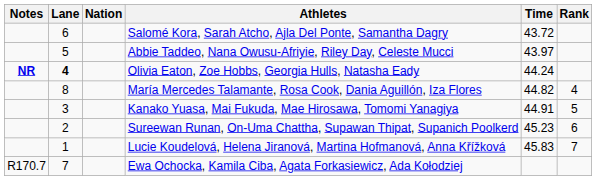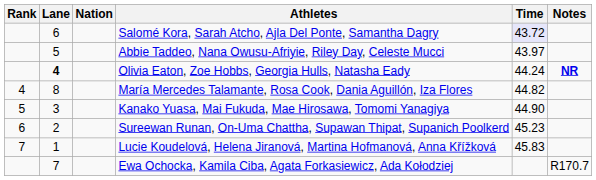columns swapped: (574, 14) <-> (26, 14)
(539, 33) no background -> (530, 33) lavender background
(539, 109) 44.91 -> (530, 109) 44.90
